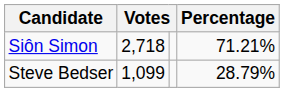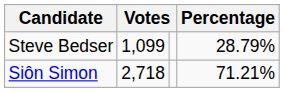rows swapped: (53, 45) <-> (61, 73)
